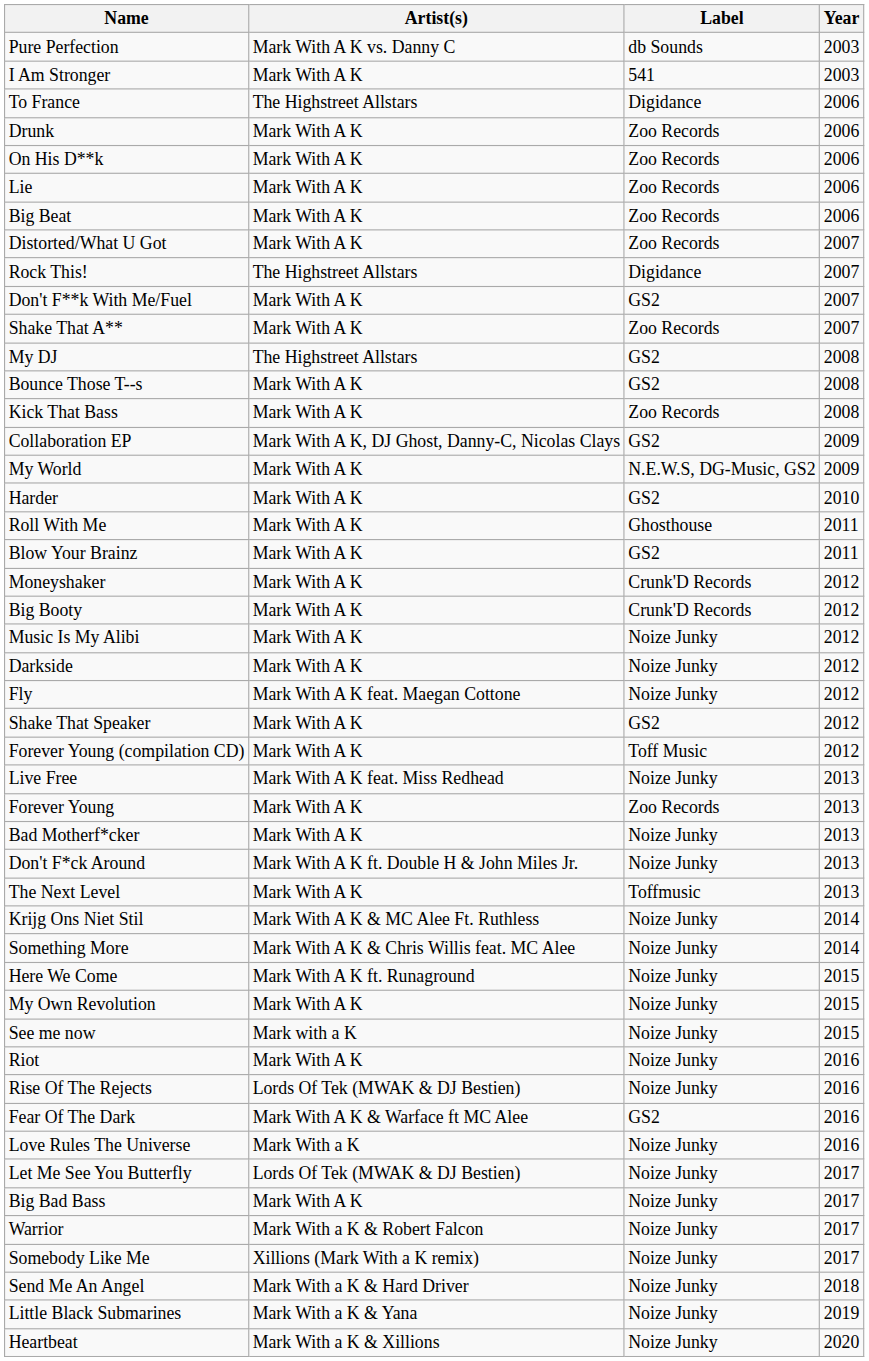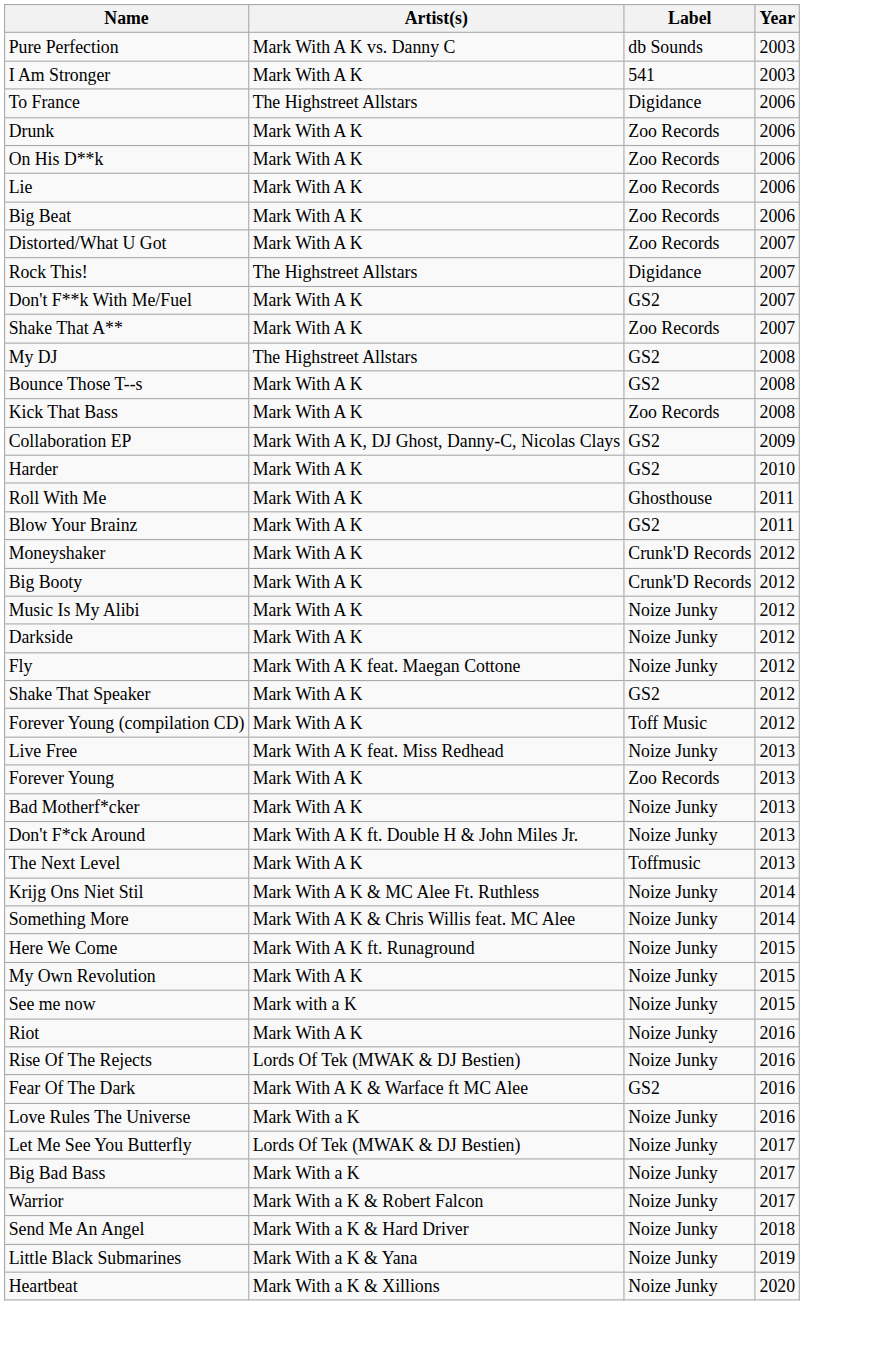- row: (45, 469)
(308, 1201) Mark With A K -> (306, 1173) Mark With a K
- row: (79, 1257)
